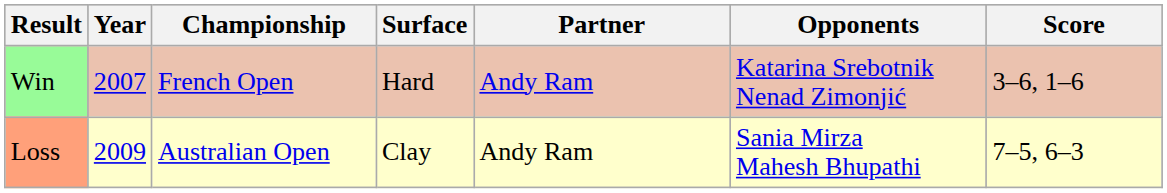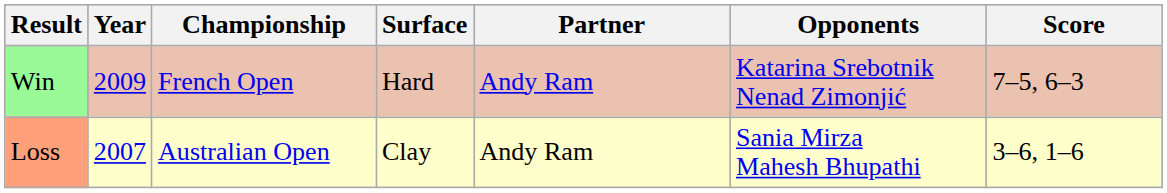(120, 81) 2007 -> (120, 81) 2009
(1038, 81) 3–6, 1–6 -> (1038, 81) 7–5, 6–3
(120, 151) 2009 -> (120, 151) 2007
(1038, 151) 7–5, 6–3 -> (1038, 151) 3–6, 1–6
